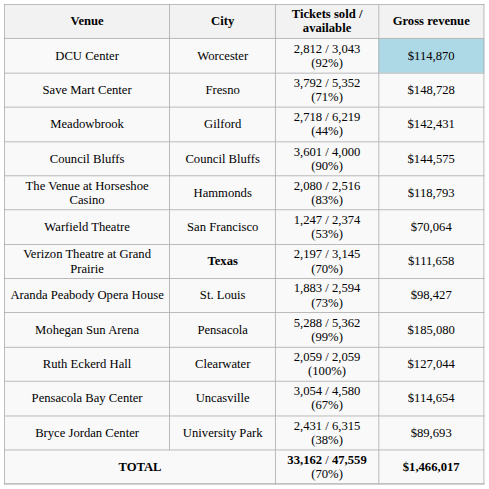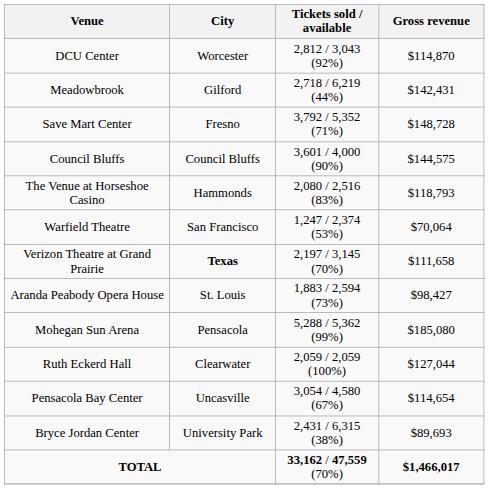(431, 55) lightblue background -> (431, 55) no background
rows swapped: (87, 124) <-> (87, 90)
